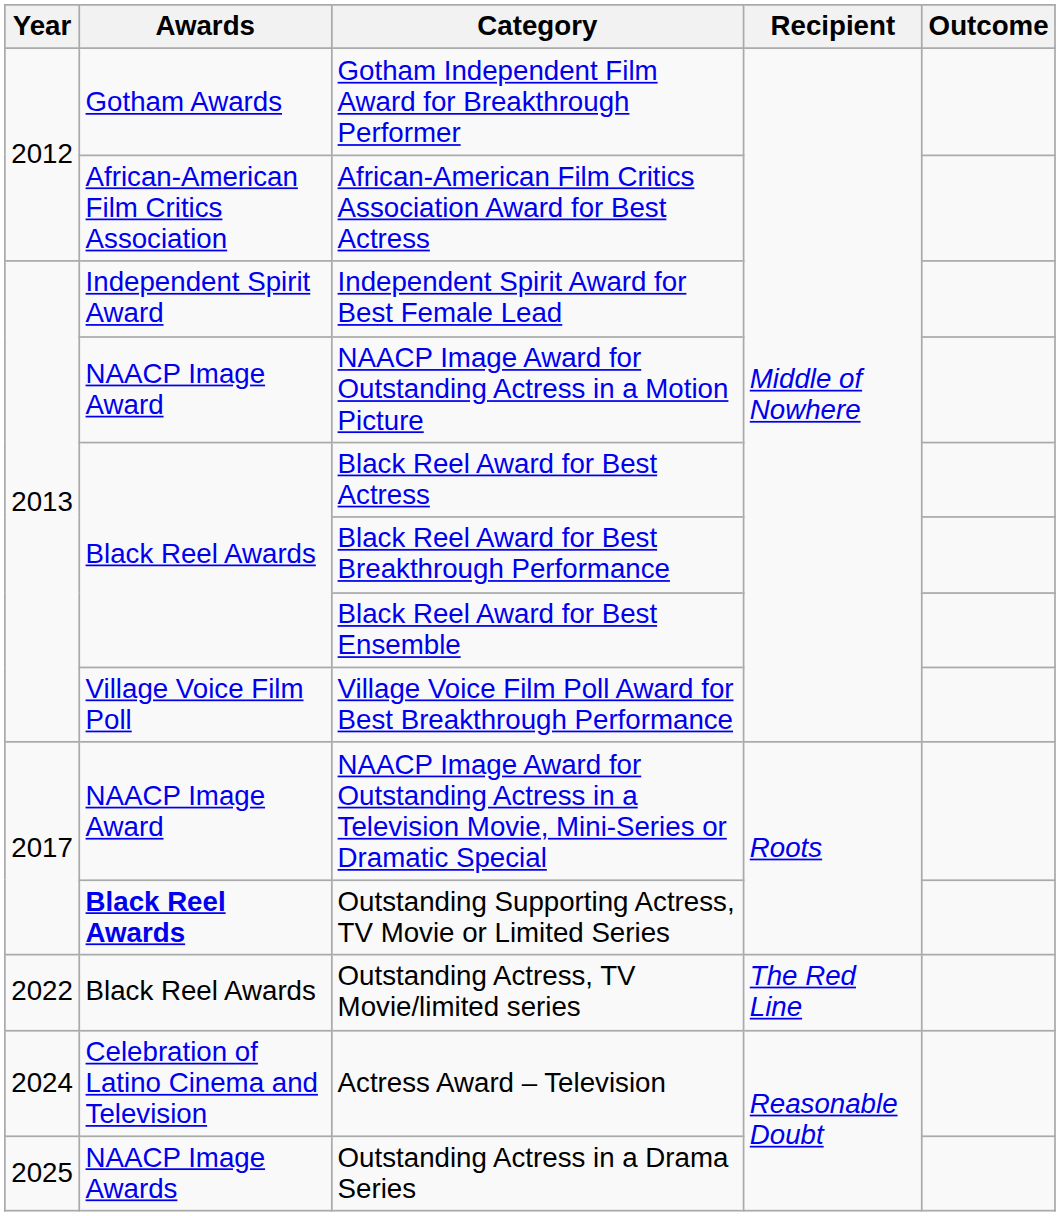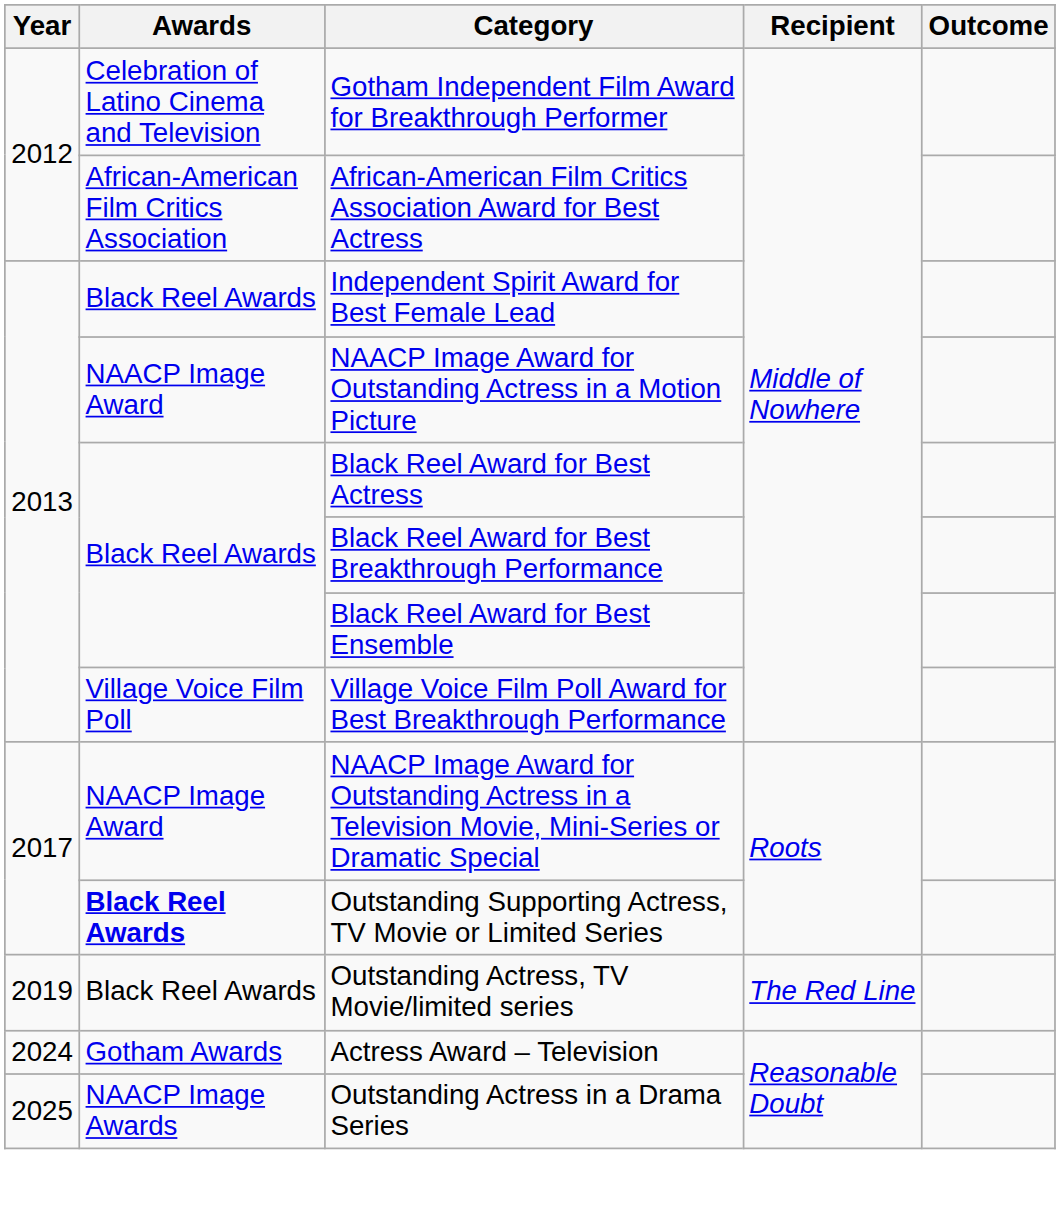(184, 101) Gotham Awards -> (175, 101) Celebration of Latino Cinema and Television
(198, 298) Independent Spirit Award -> (201, 298) Black Reel Awards
(42, 992) 2022 -> (42, 992) 2019
(202, 1082) Celebration of Latino Cinema and Television -> (184, 1051) Gotham Awards
